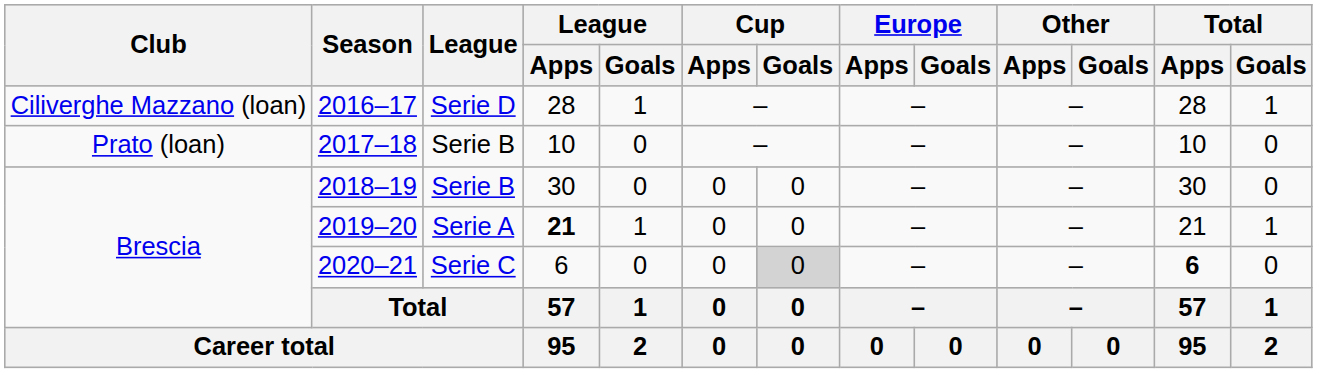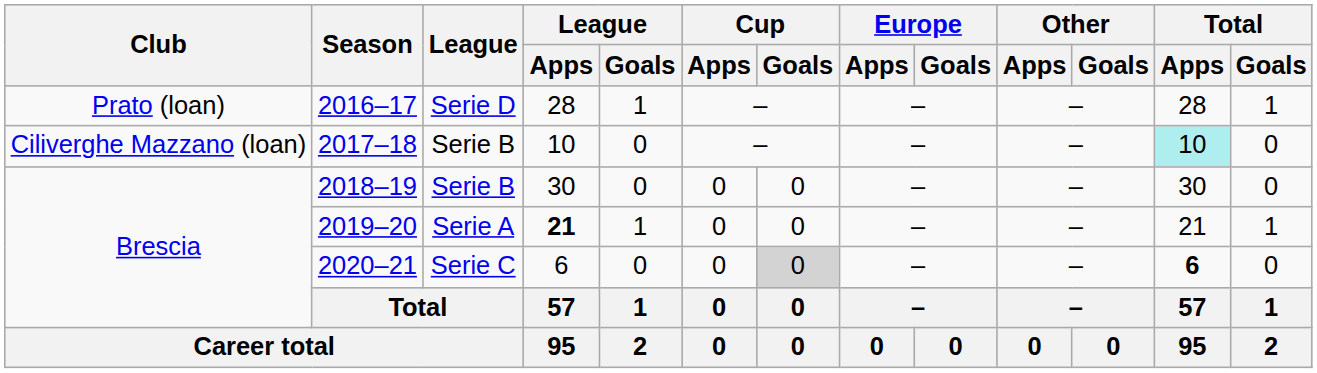(158, 105) Ciliverghe Mazzano (loan) -> (158, 105) Prato (loan)
(158, 145) Prato (loan) -> (158, 145) Ciliverghe Mazzano (loan)
(1192, 145) no background -> (1192, 145) paleturquoise background
